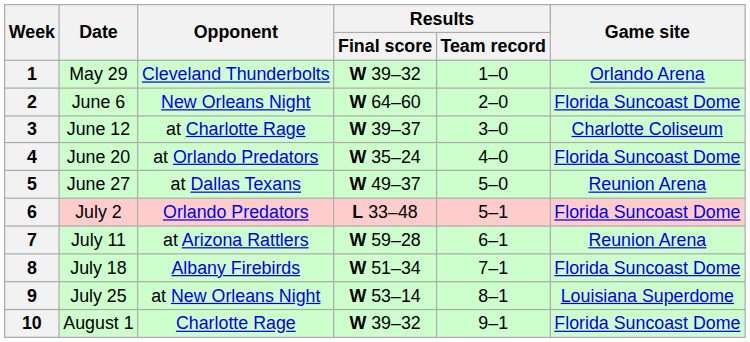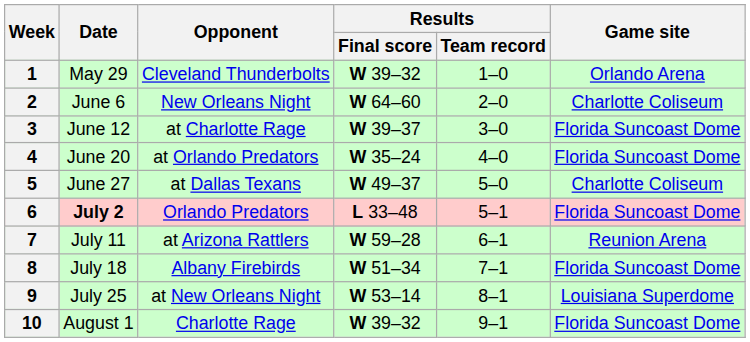(647, 101) Florida Suncoast Dome -> (647, 101) Charlotte Coliseum
(647, 129) Charlotte Coliseum -> (647, 129) Florida Suncoast Dome
(647, 184) Reunion Arena -> (647, 184) Charlotte Coliseum
(98, 212) normal -> (98, 212) bold
